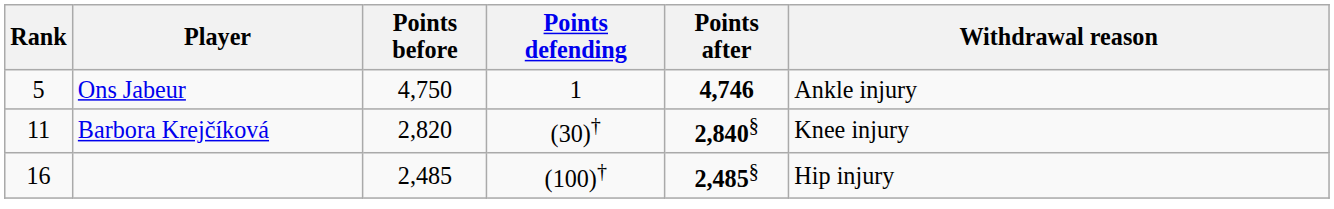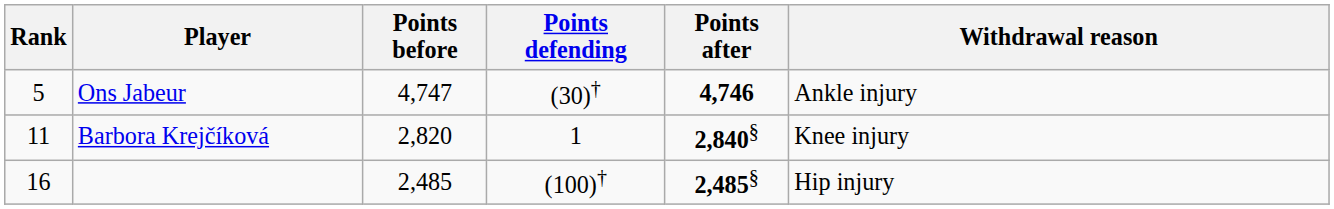(425, 89) 4,750 -> (425, 92) 4,747
(576, 89) 1 -> (576, 92) (30)†
(576, 130) (30)† -> (576, 137) 1
